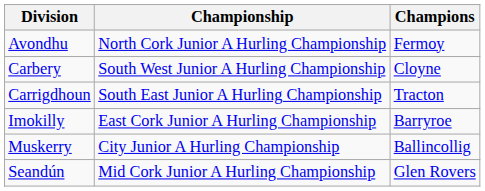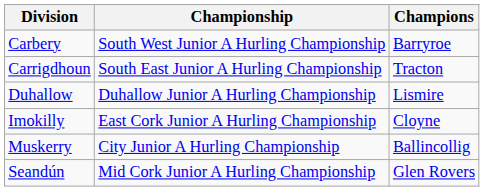- row: (38, 43)
(417, 69) Cloyne -> (422, 43) Barryroe
+ row: (40, 95)
(423, 120) Barryroe -> (417, 120) Cloyne
